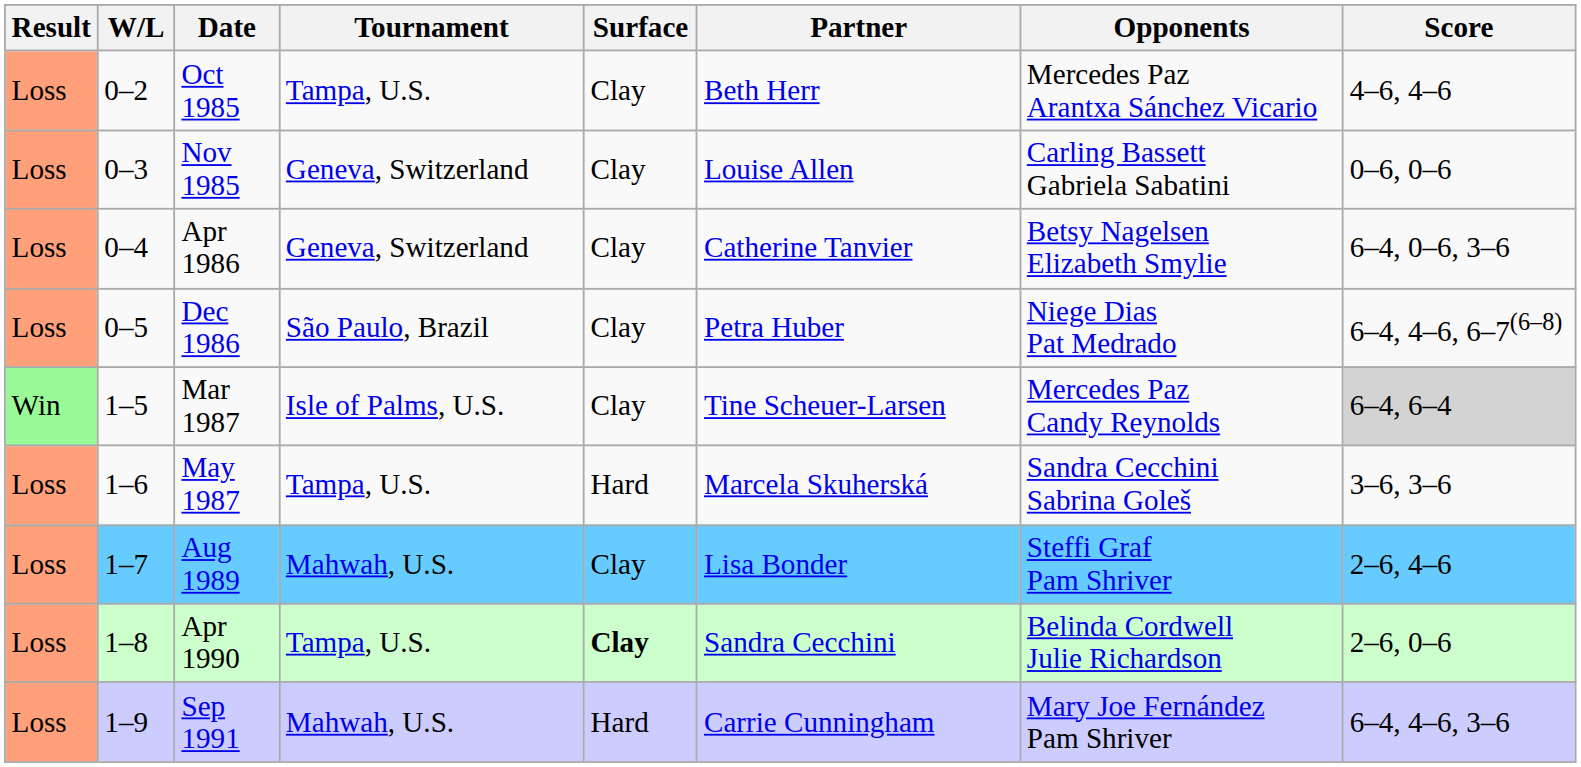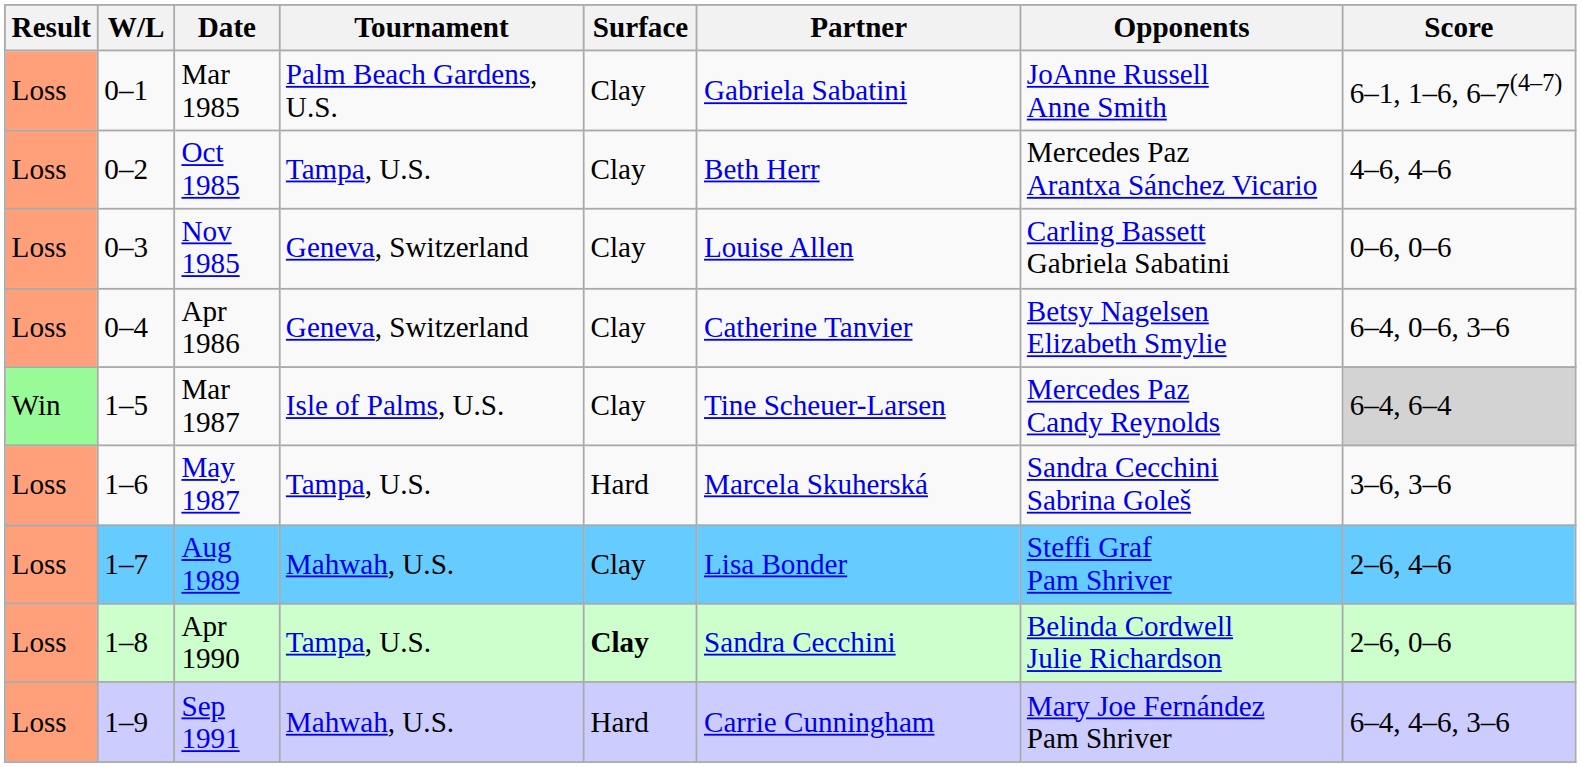+ row: (211, 90)
- row: (211, 326)
